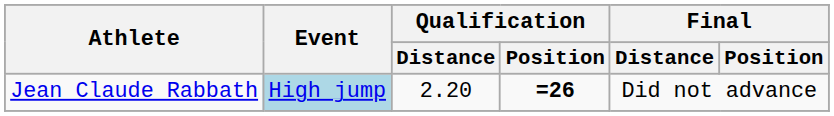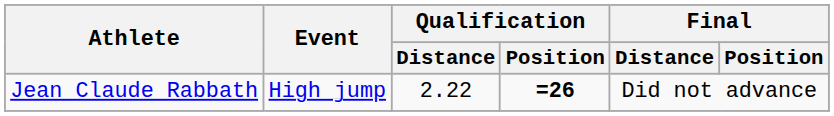(327, 92) lightblue background -> (327, 92) no background
(446, 92) 2.20 -> (446, 92) 2.22
